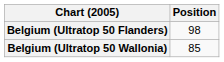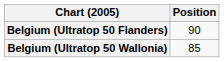(194, 30) 98 -> (194, 30) 90
